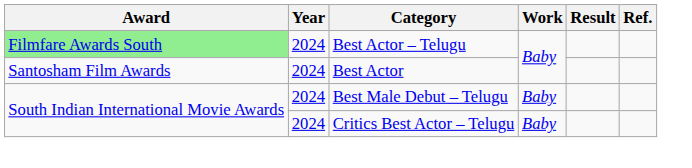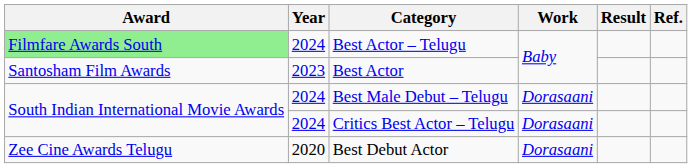(308, 70) 2024 -> (308, 70) 2023
(539, 96) Baby -> (558, 96) Dorasaani
(539, 123) Baby -> (558, 123) Dorasaani
+ row: (391, 149)
